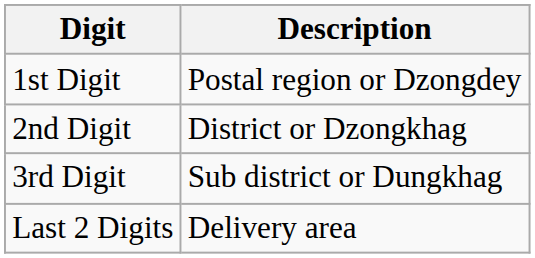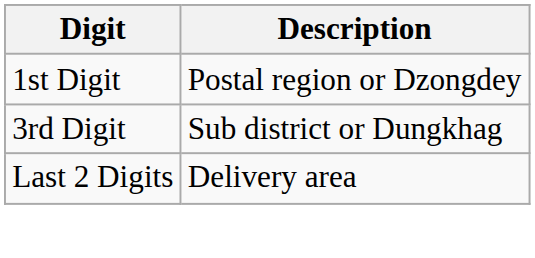- row: (72, 128)
